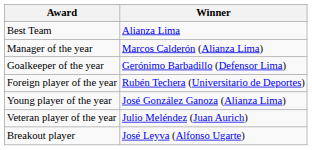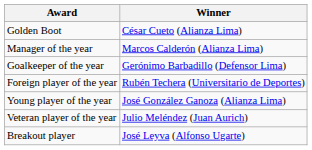- row: (29, 30)
+ row: (34, 30)
